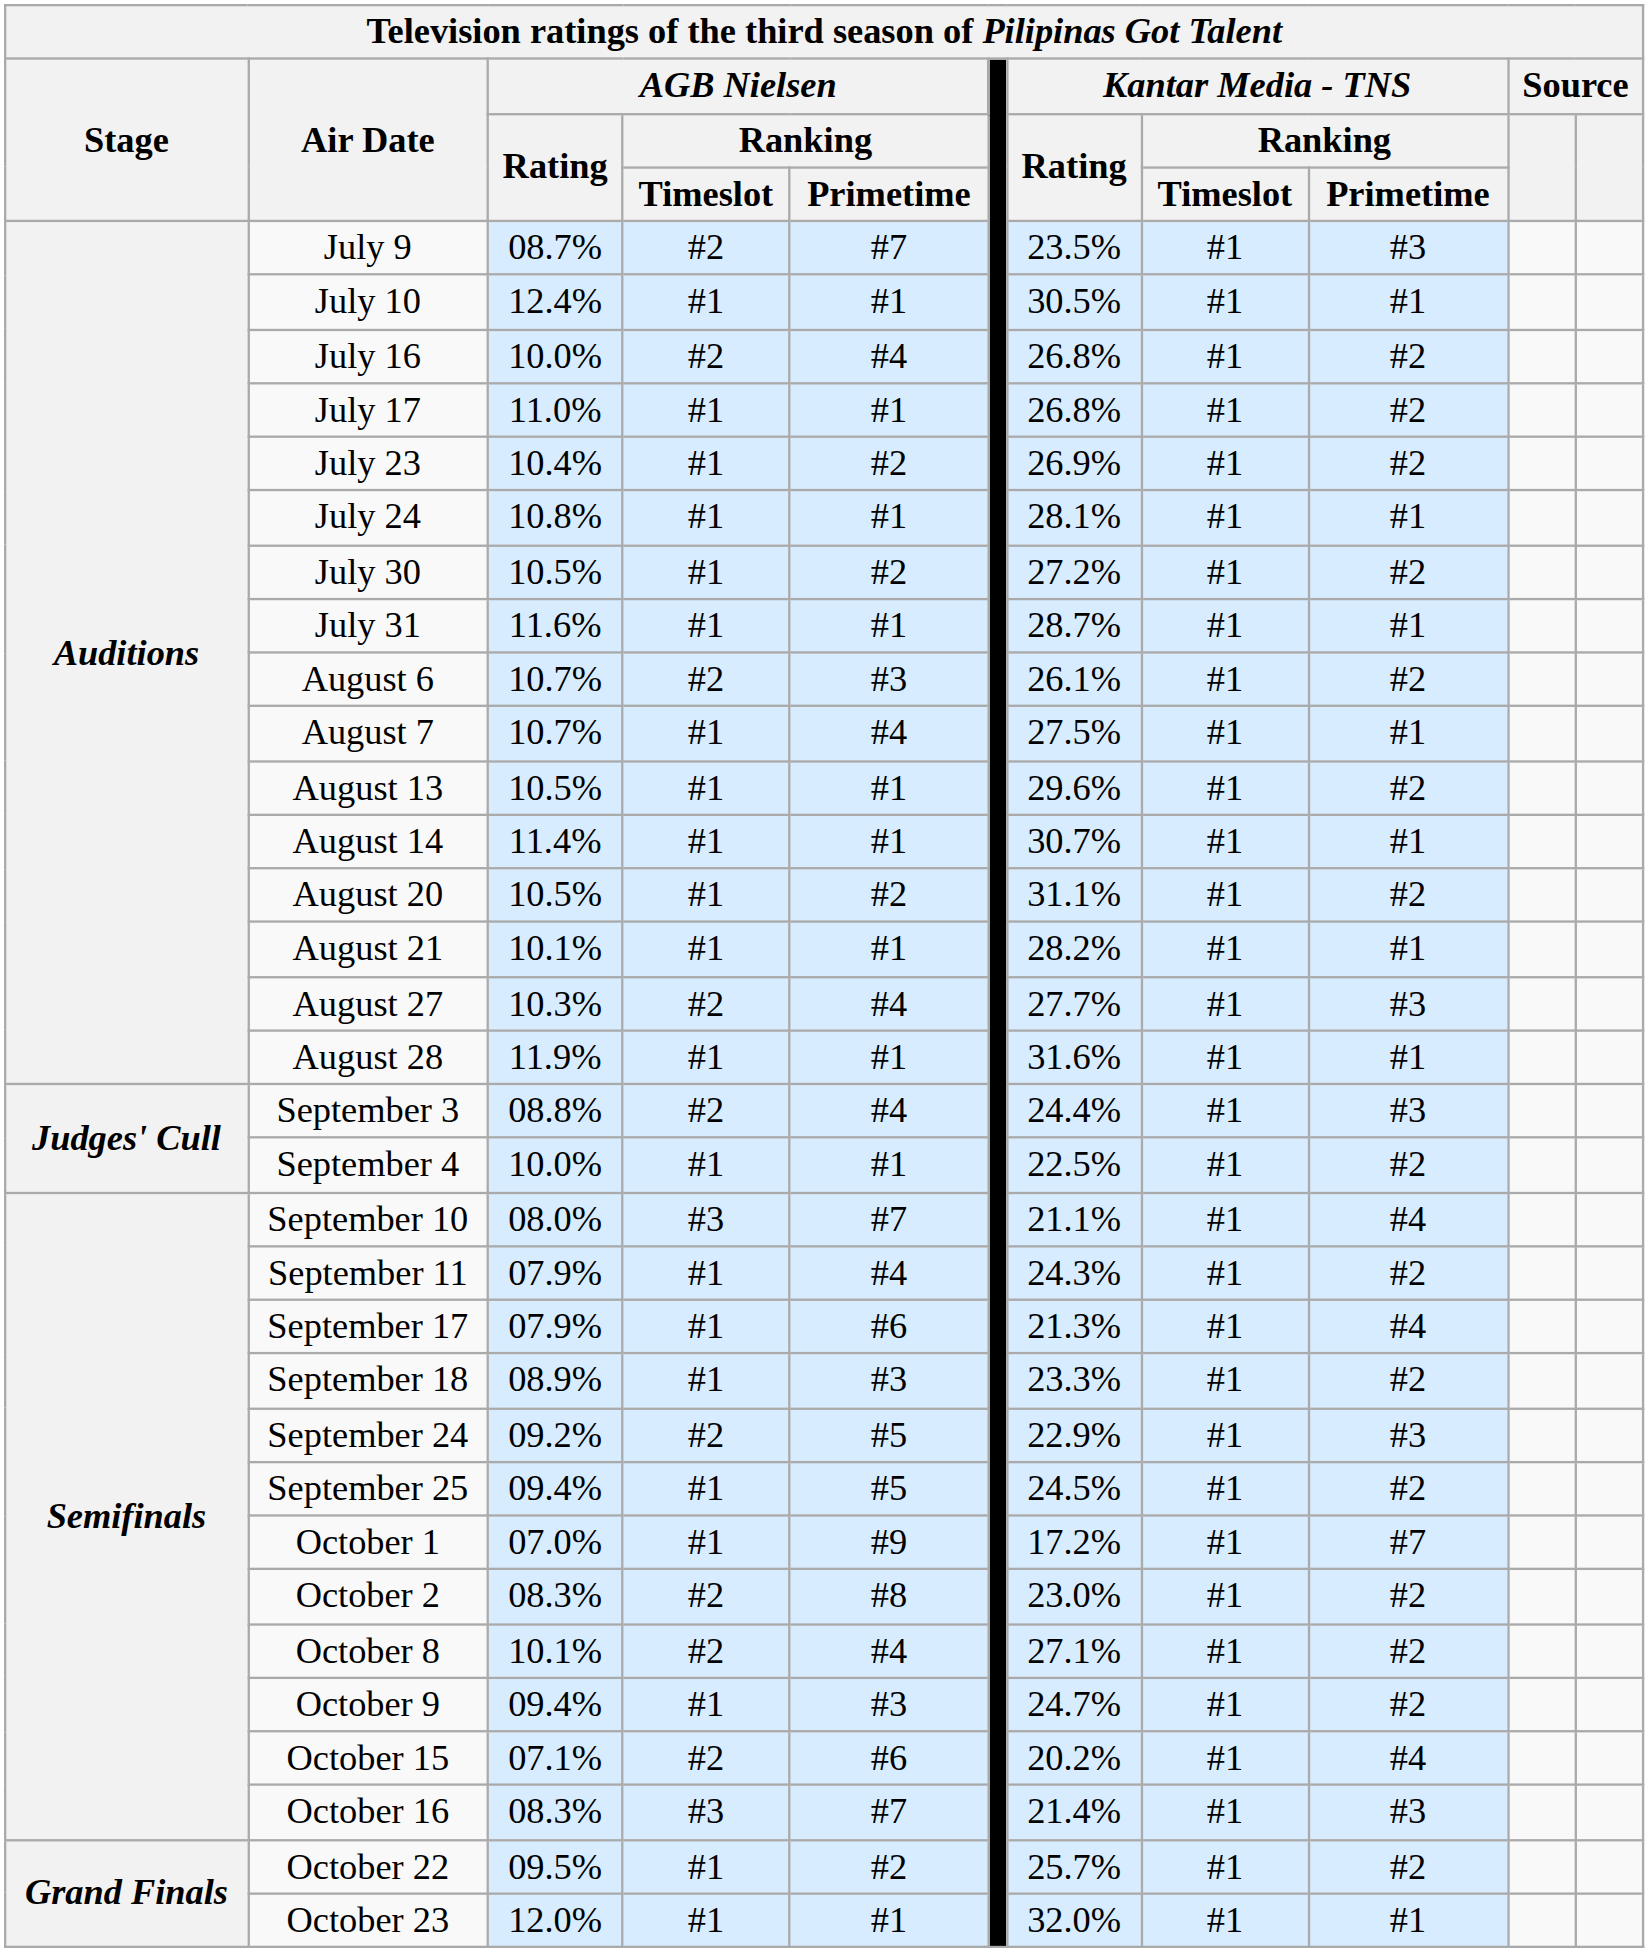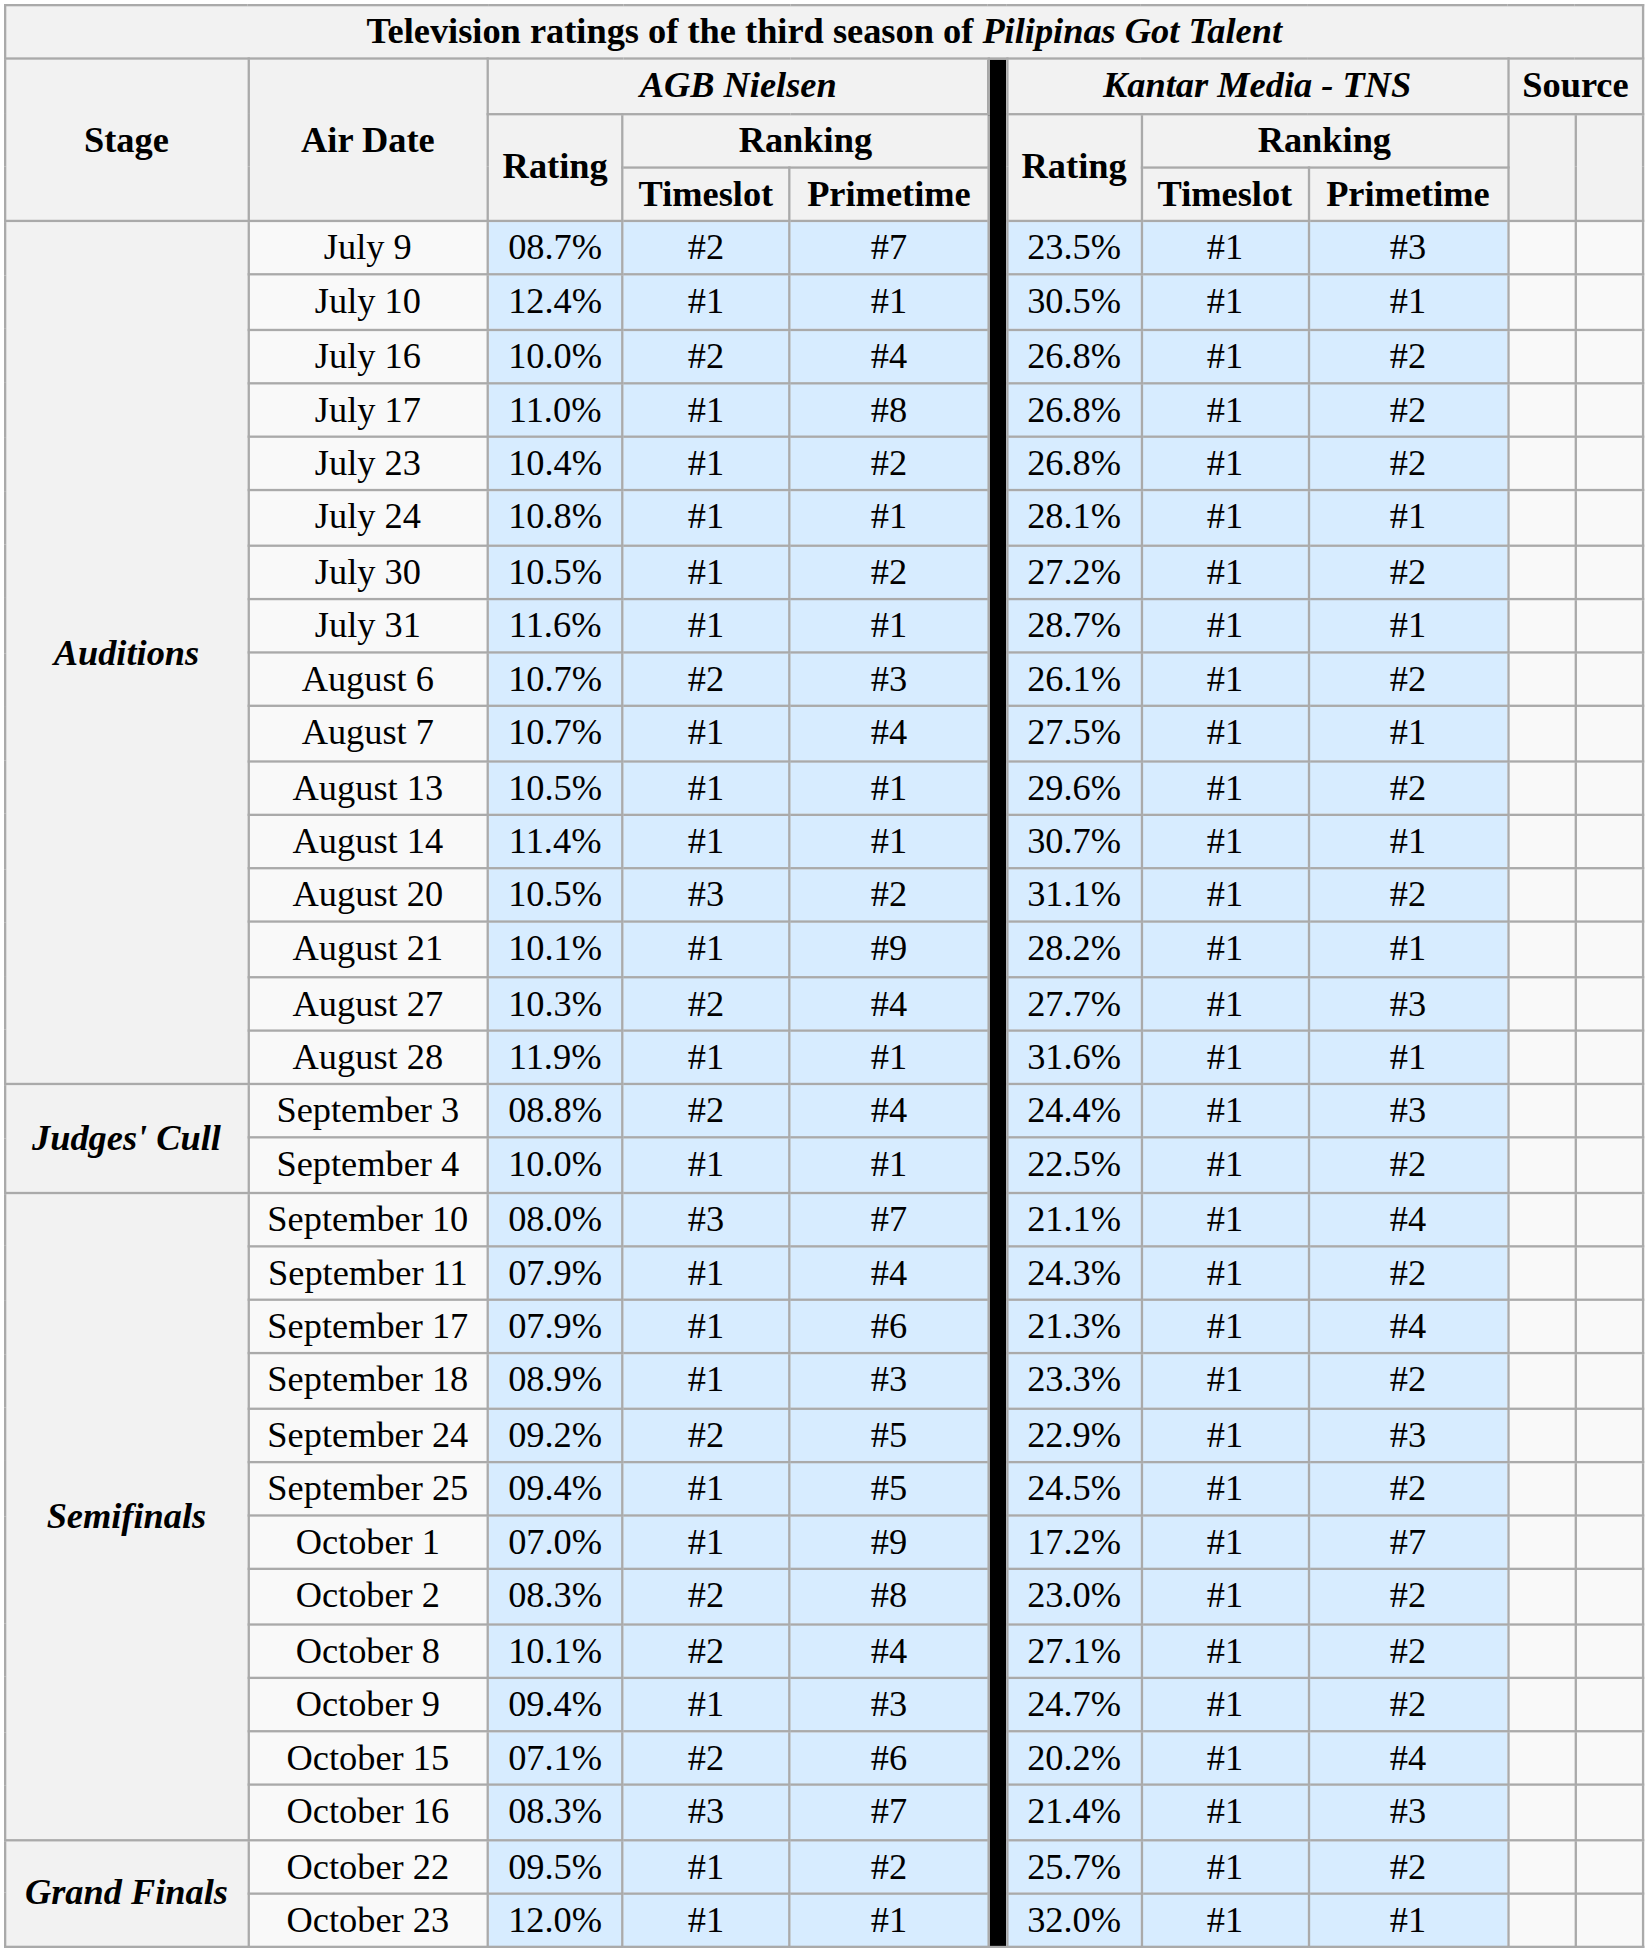(889, 408) #1 -> (889, 408) #8
(1074, 462) 26.9% -> (1074, 462) 26.8%
(706, 894) #1 -> (706, 894) #3
(889, 948) #1 -> (889, 948) #9
